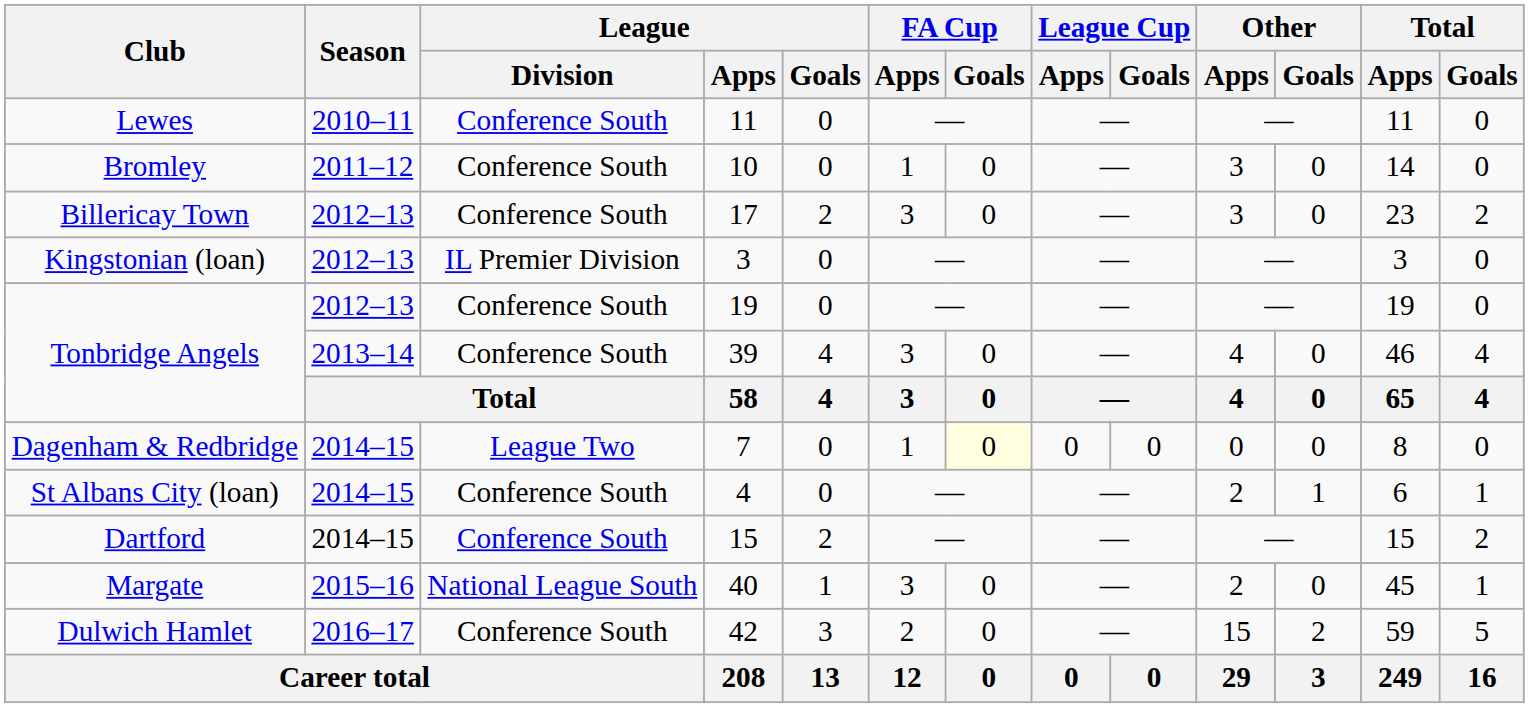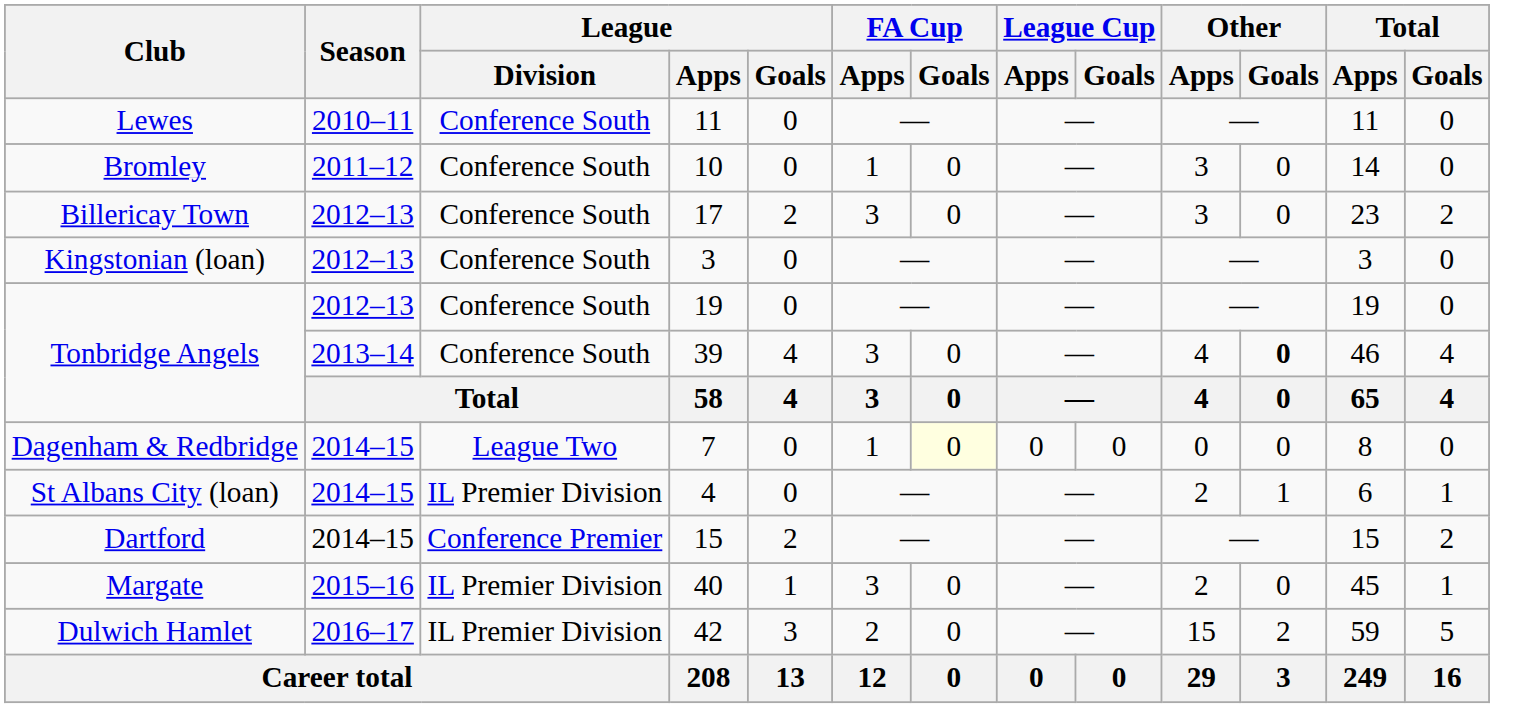(562, 259) IL Premier Division -> (545, 259) Conference South
(1318, 352) normal -> (1283, 352) bold
(562, 492) Conference South -> (545, 492) IL Premier Division
(562, 538) Conference South -> (545, 538) Conference Premier
(562, 584) National League South -> (545, 584) IL Premier Division
(562, 631) Conference South -> (545, 631) IL Premier Division
